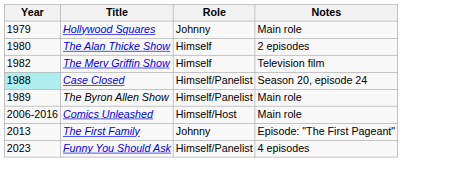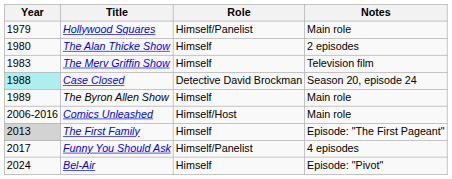(193, 30) Johnny -> (214, 30) Himself/Panelist
(19, 64) 1982 -> (19, 64) 1983
(214, 81) Himself/Panelist -> (239, 81) Detective David Brockman
(214, 98) Himself/Panelist -> (194, 98) Himself
(19, 132) no background -> (19, 132) lightgrey background
(193, 132) Johnny -> (194, 132) Himself
(19, 149) 2023 -> (19, 149) 2017
+ row: (79, 166)
